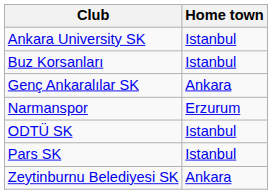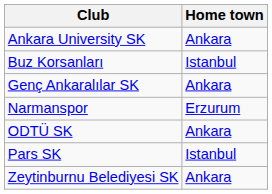(211, 39) Istanbul -> (208, 39) Ankara
(211, 131) Istanbul -> (208, 131) Ankara
